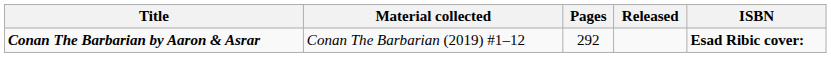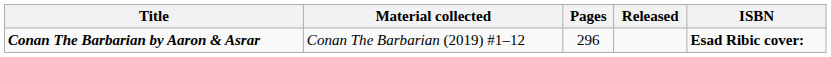(588, 40) 292 -> (588, 40) 296
